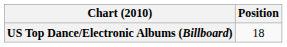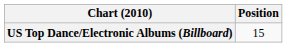(258, 32) 18 -> (258, 32) 15
